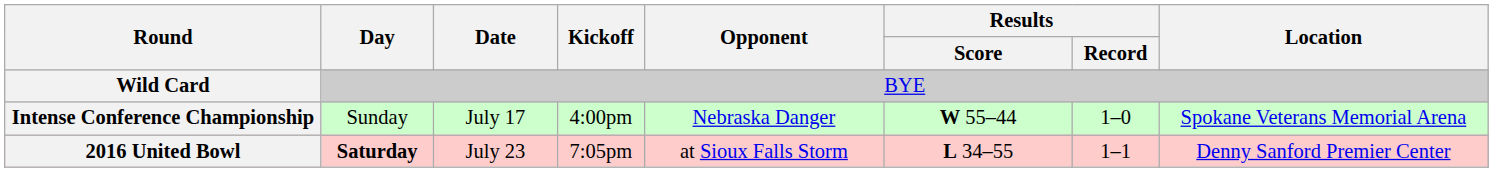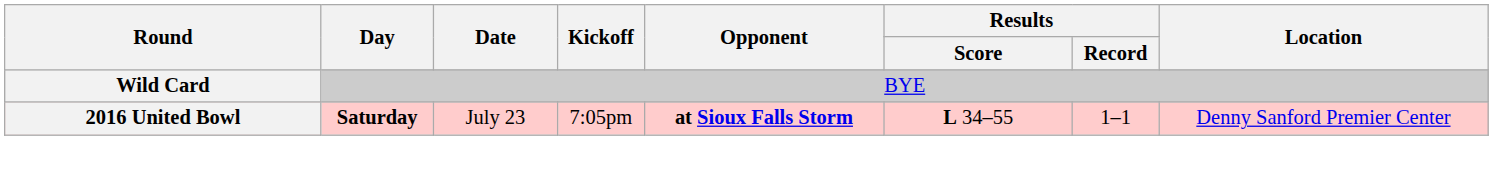- row: (163, 118)
(764, 150) normal -> (764, 118) bold
